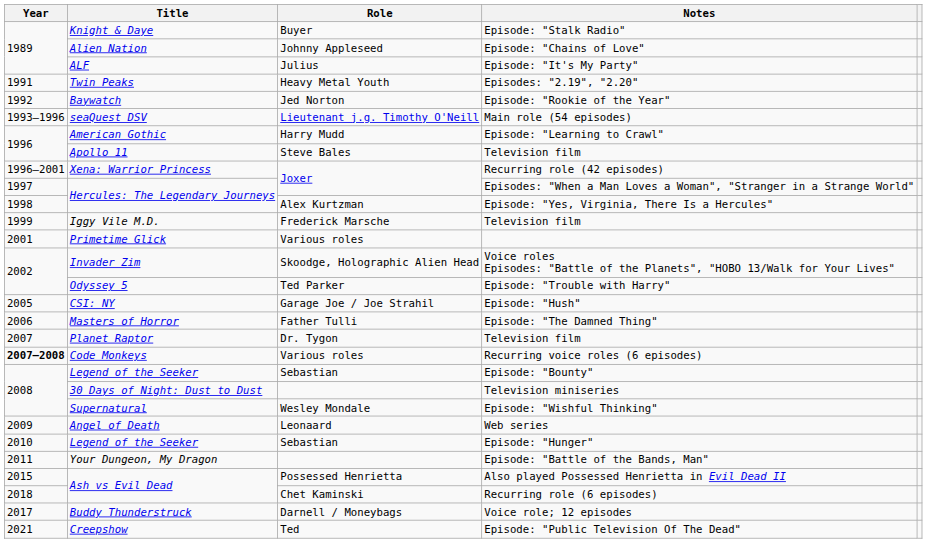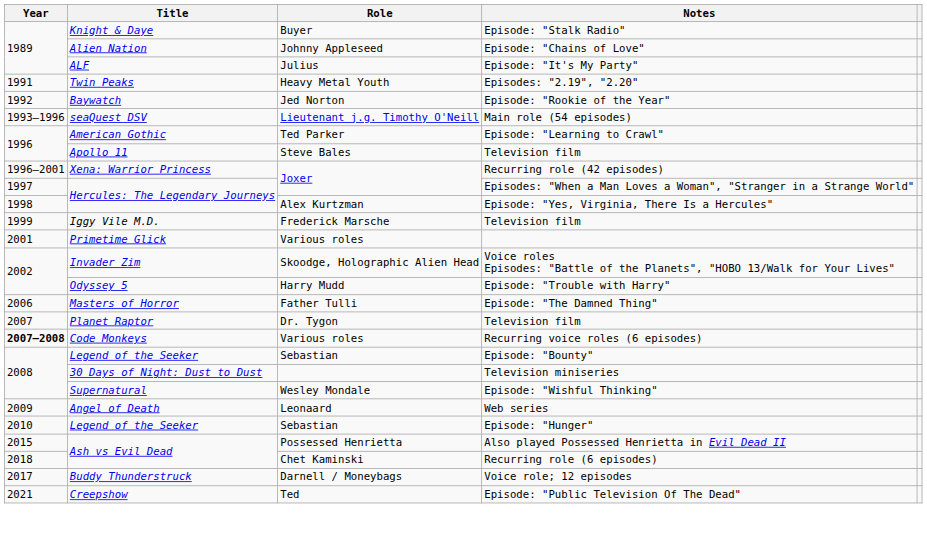(312, 135) Harry Mudd -> (312, 135) Ted Parker
(312, 286) Ted Parker -> (312, 286) Harry Mudd
- row: (92, 303)
- row: (144, 460)
